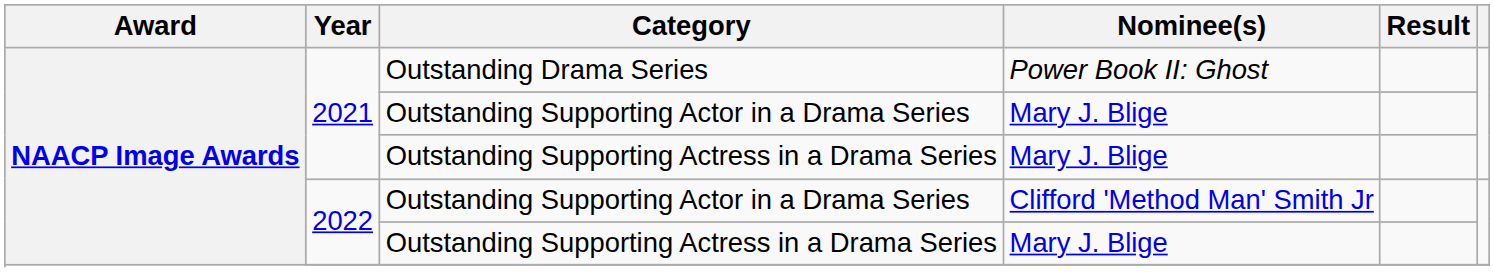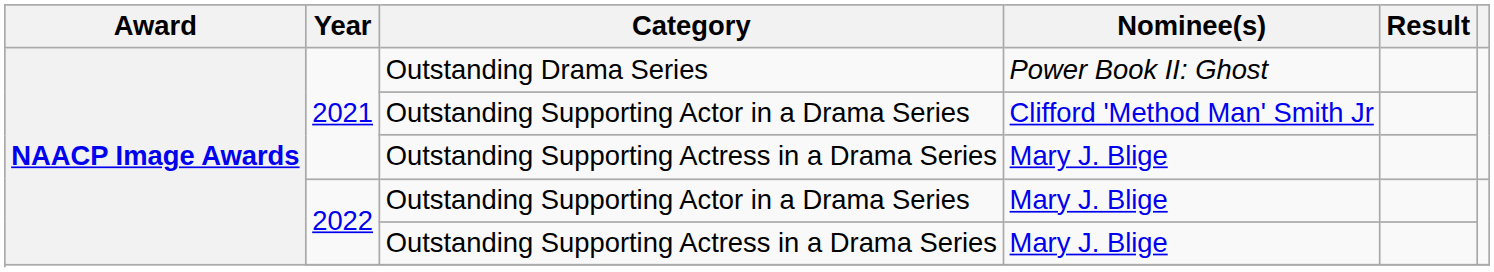(1089, 112) Mary J. Blige -> (1192, 112) Clifford 'Method Man' Smith Jr
(1192, 199) Clifford 'Method Man' Smith Jr -> (1089, 199) Mary J. Blige
